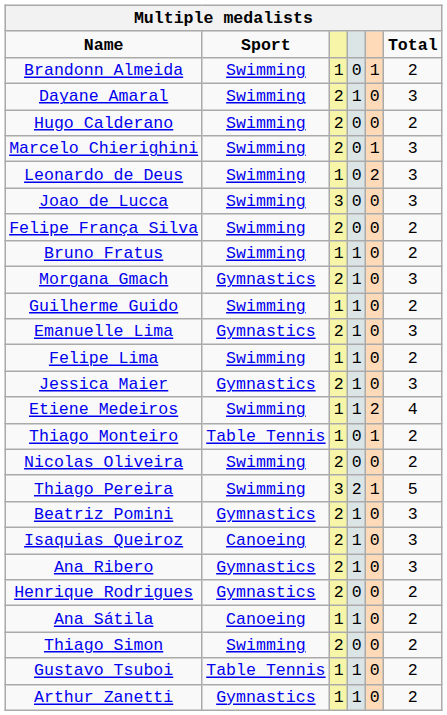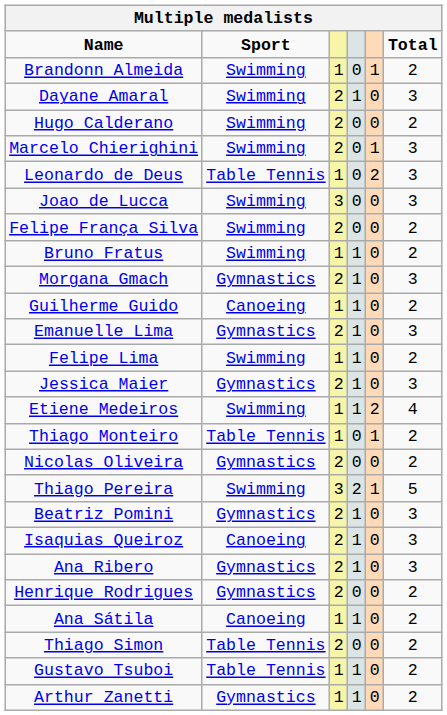(266, 175) Swimming -> (266, 175) Table Tennis
(266, 306) Swimming -> (266, 306) Canoeing
(266, 462) Swimming -> (266, 462) Gymnastics
(266, 645) Swimming -> (266, 645) Table Tennis
